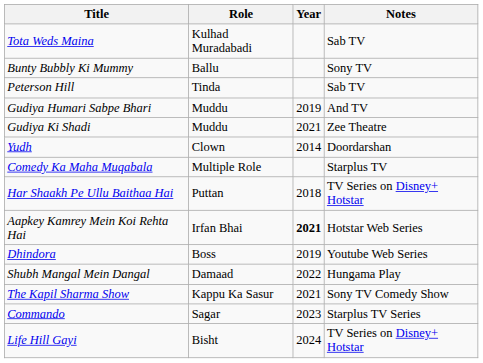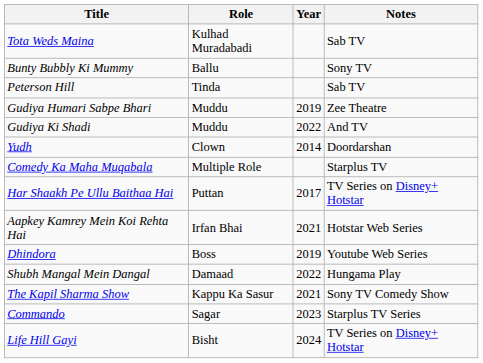(347, 107) And TV -> (357, 107) Zee Theatre
(309, 127) 2021 -> (309, 127) 2022
(357, 127) Zee Theatre -> (347, 127) And TV
(309, 193) 2018 -> (309, 193) 2017
(309, 227) bold -> (309, 227) normal
